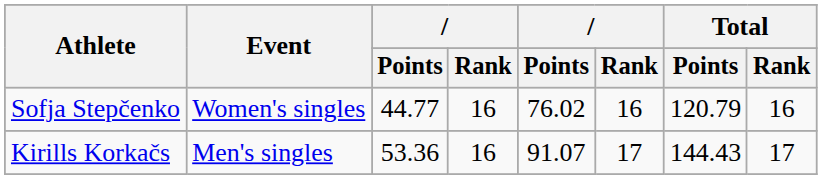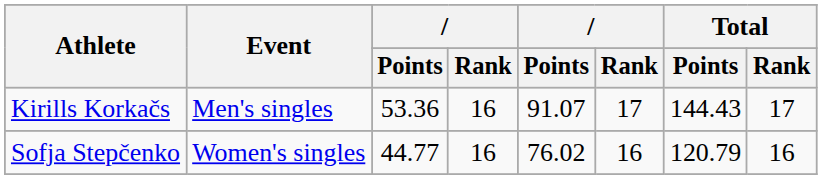rows swapped: (90, 152) <-> (96, 109)
